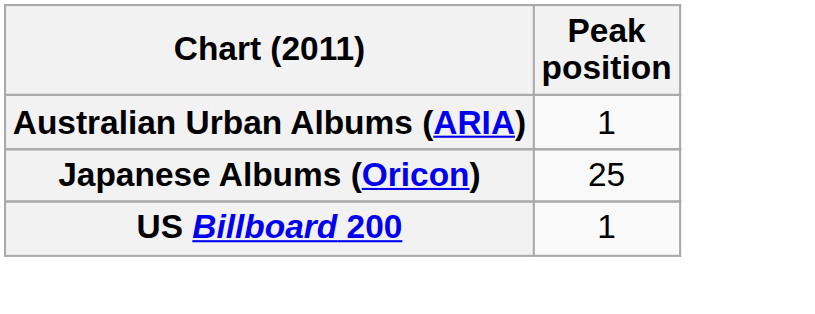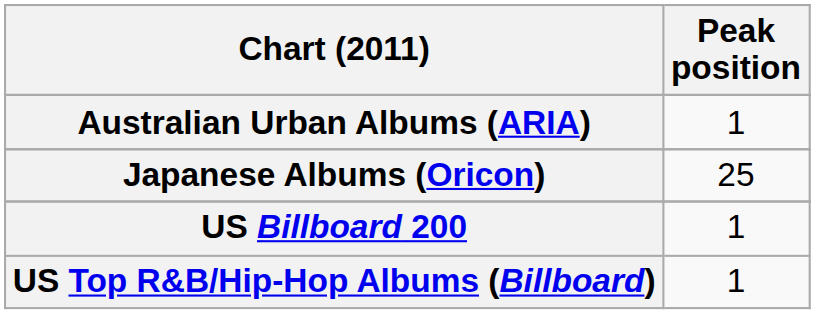+ row: (334, 280)
